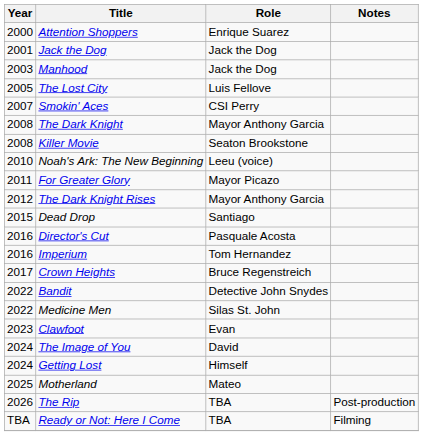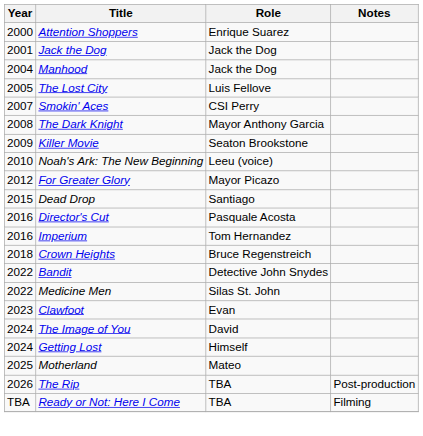(20, 69) 2003 -> (20, 69) 2004
(20, 143) 2008 -> (20, 143) 2009
(20, 180) 2011 -> (20, 180) 2012
- row: (97, 198)
(20, 273) 2017 -> (20, 254) 2018
